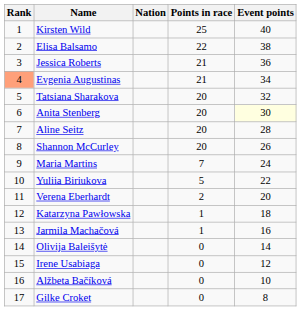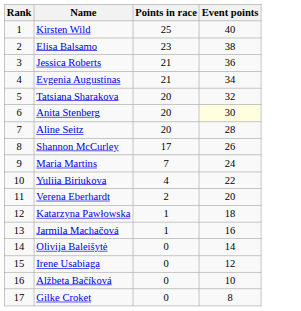- column: (151, 12)
(201, 46) 22 -> (166, 46) 23
(19, 79) lightsalmon background -> (19, 79) no background
(201, 146) 20 -> (166, 146) 17
(201, 180) 5 -> (166, 180) 4
